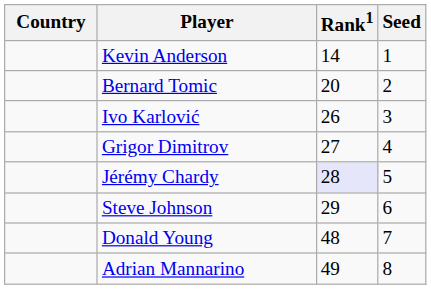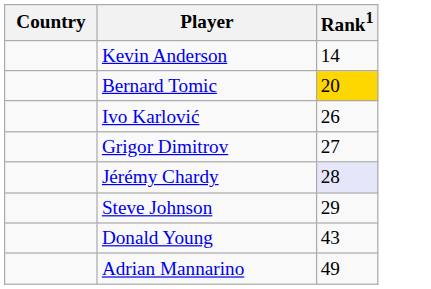- column: (402, 22)
(330, 85) no background -> (330, 85) gold background
(330, 238) 48 -> (330, 238) 43
